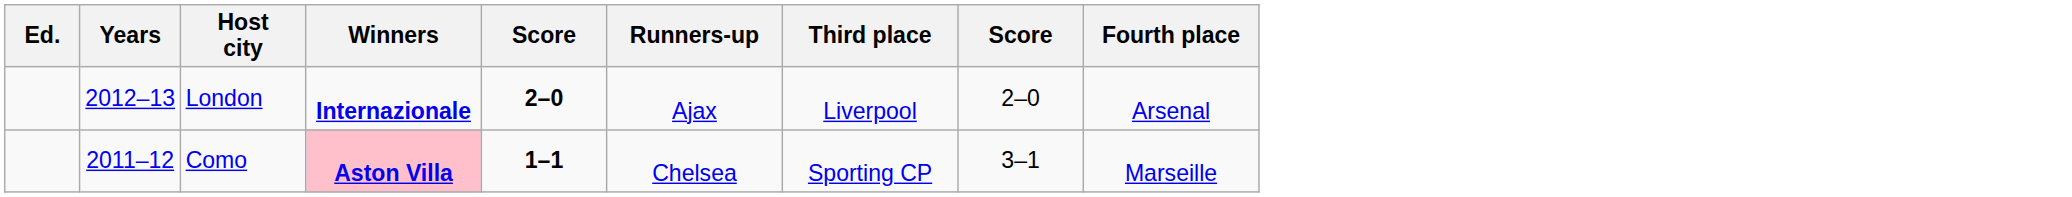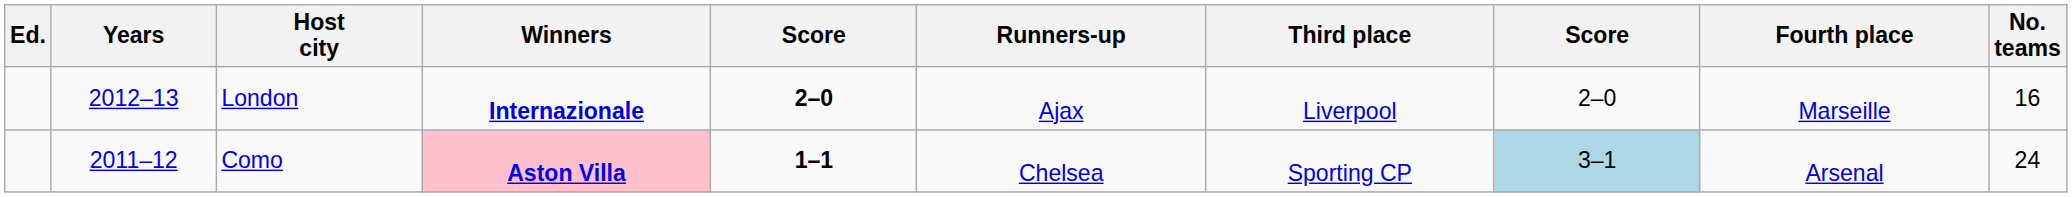+ column: (2027, 35)
(1171, 111) Arsenal -> (1845, 111) Marseille
(1021, 160) no background -> (1597, 160) lightblue background
(1171, 173) Marseille -> (1845, 173) Arsenal
